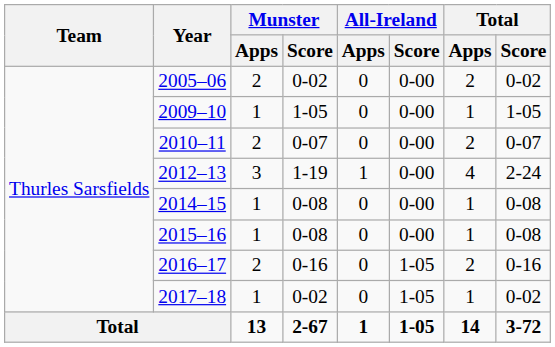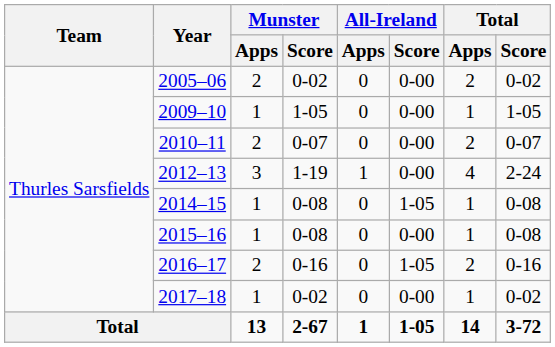(417, 204) 0-00 -> (417, 204) 1-05
(417, 296) 1-05 -> (417, 296) 0-00
